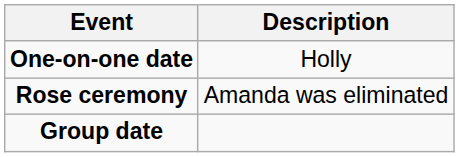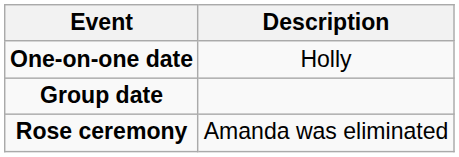rows swapped: (102, 132) <-> (102, 95)
